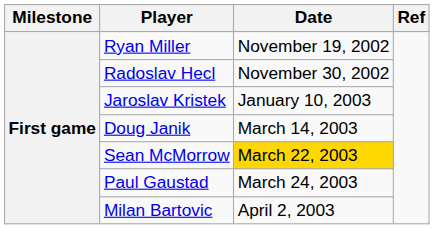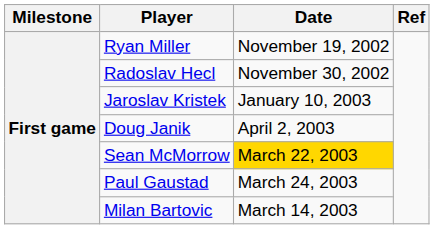(298, 127) March 14, 2003 -> (286, 127) April 2, 2003
(286, 210) April 2, 2003 -> (298, 210) March 14, 2003
